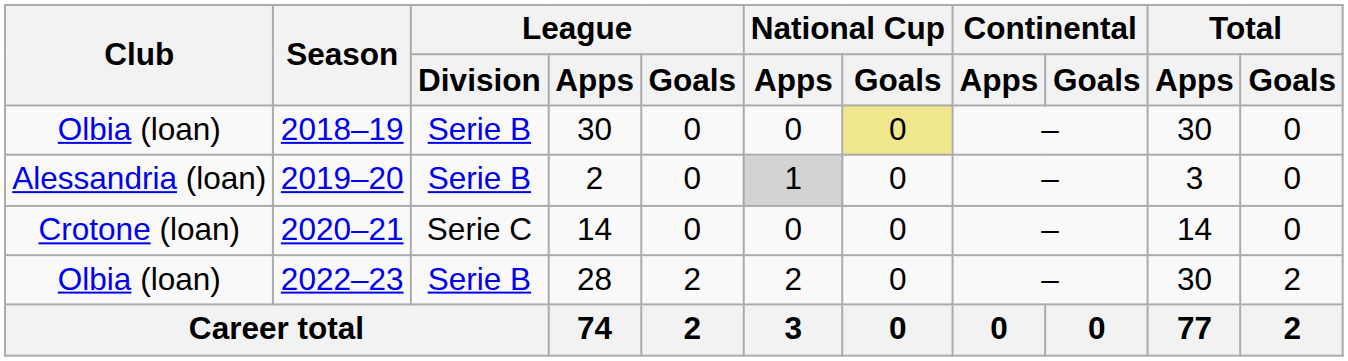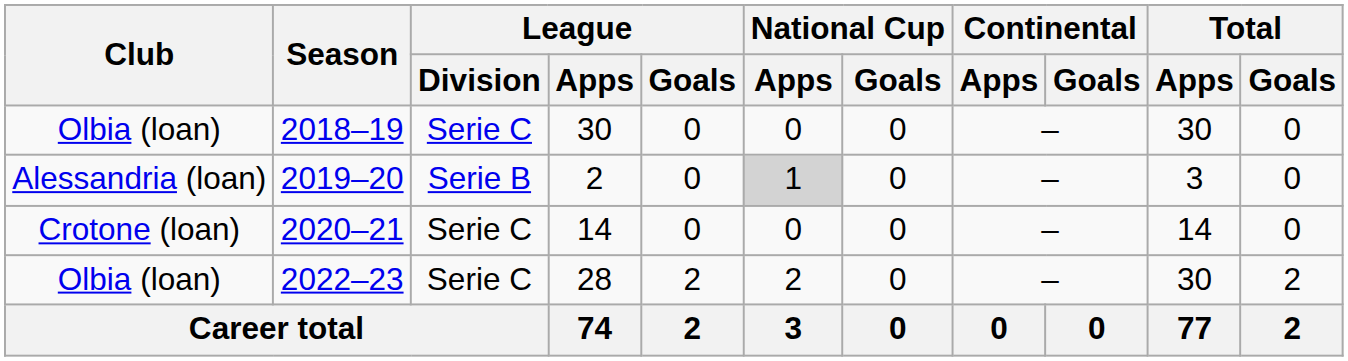(479, 129) Serie B -> (479, 129) Serie C
(898, 129) khaki background -> (898, 129) no background
(479, 279) Serie B -> (479, 279) Serie C
